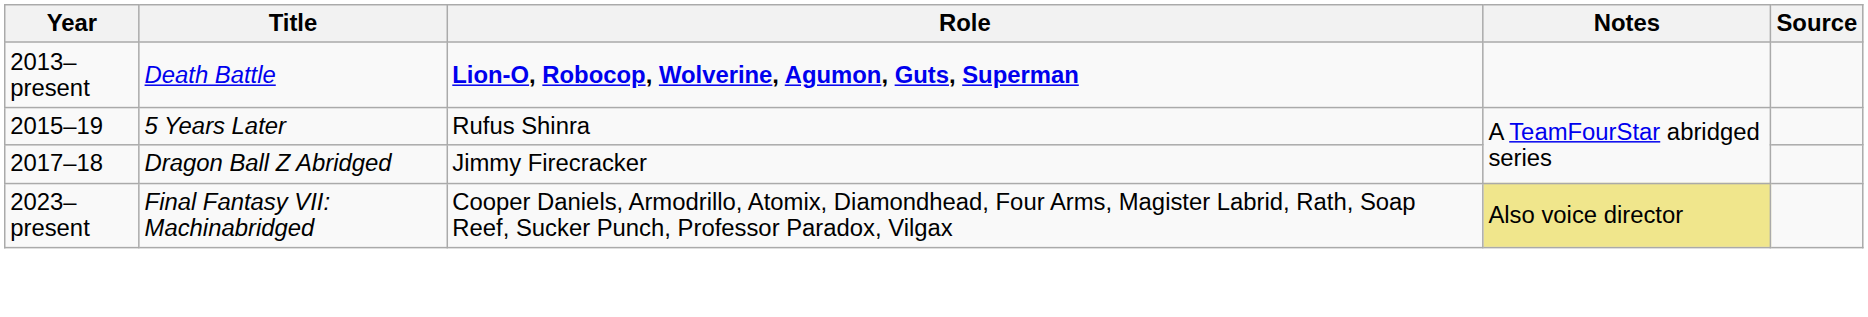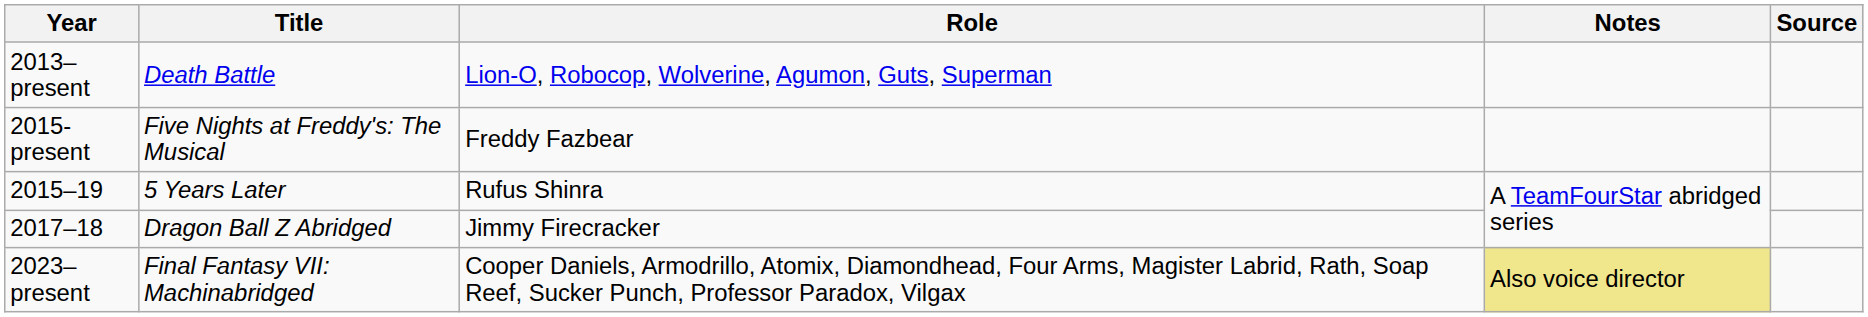(766, 74) bold -> (758, 74) normal
+ row: (50, 139)
